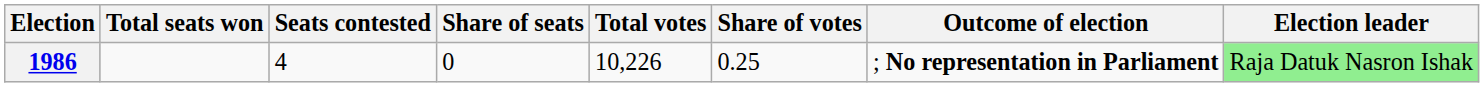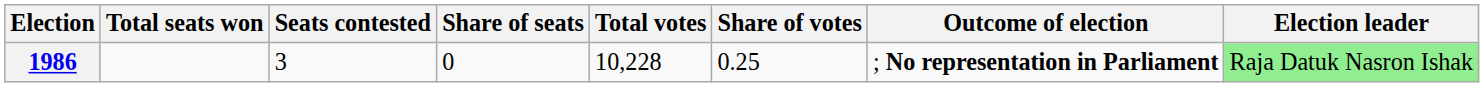(281, 61) 4 -> (281, 61) 3
(628, 61) 10,226 -> (628, 61) 10,228
